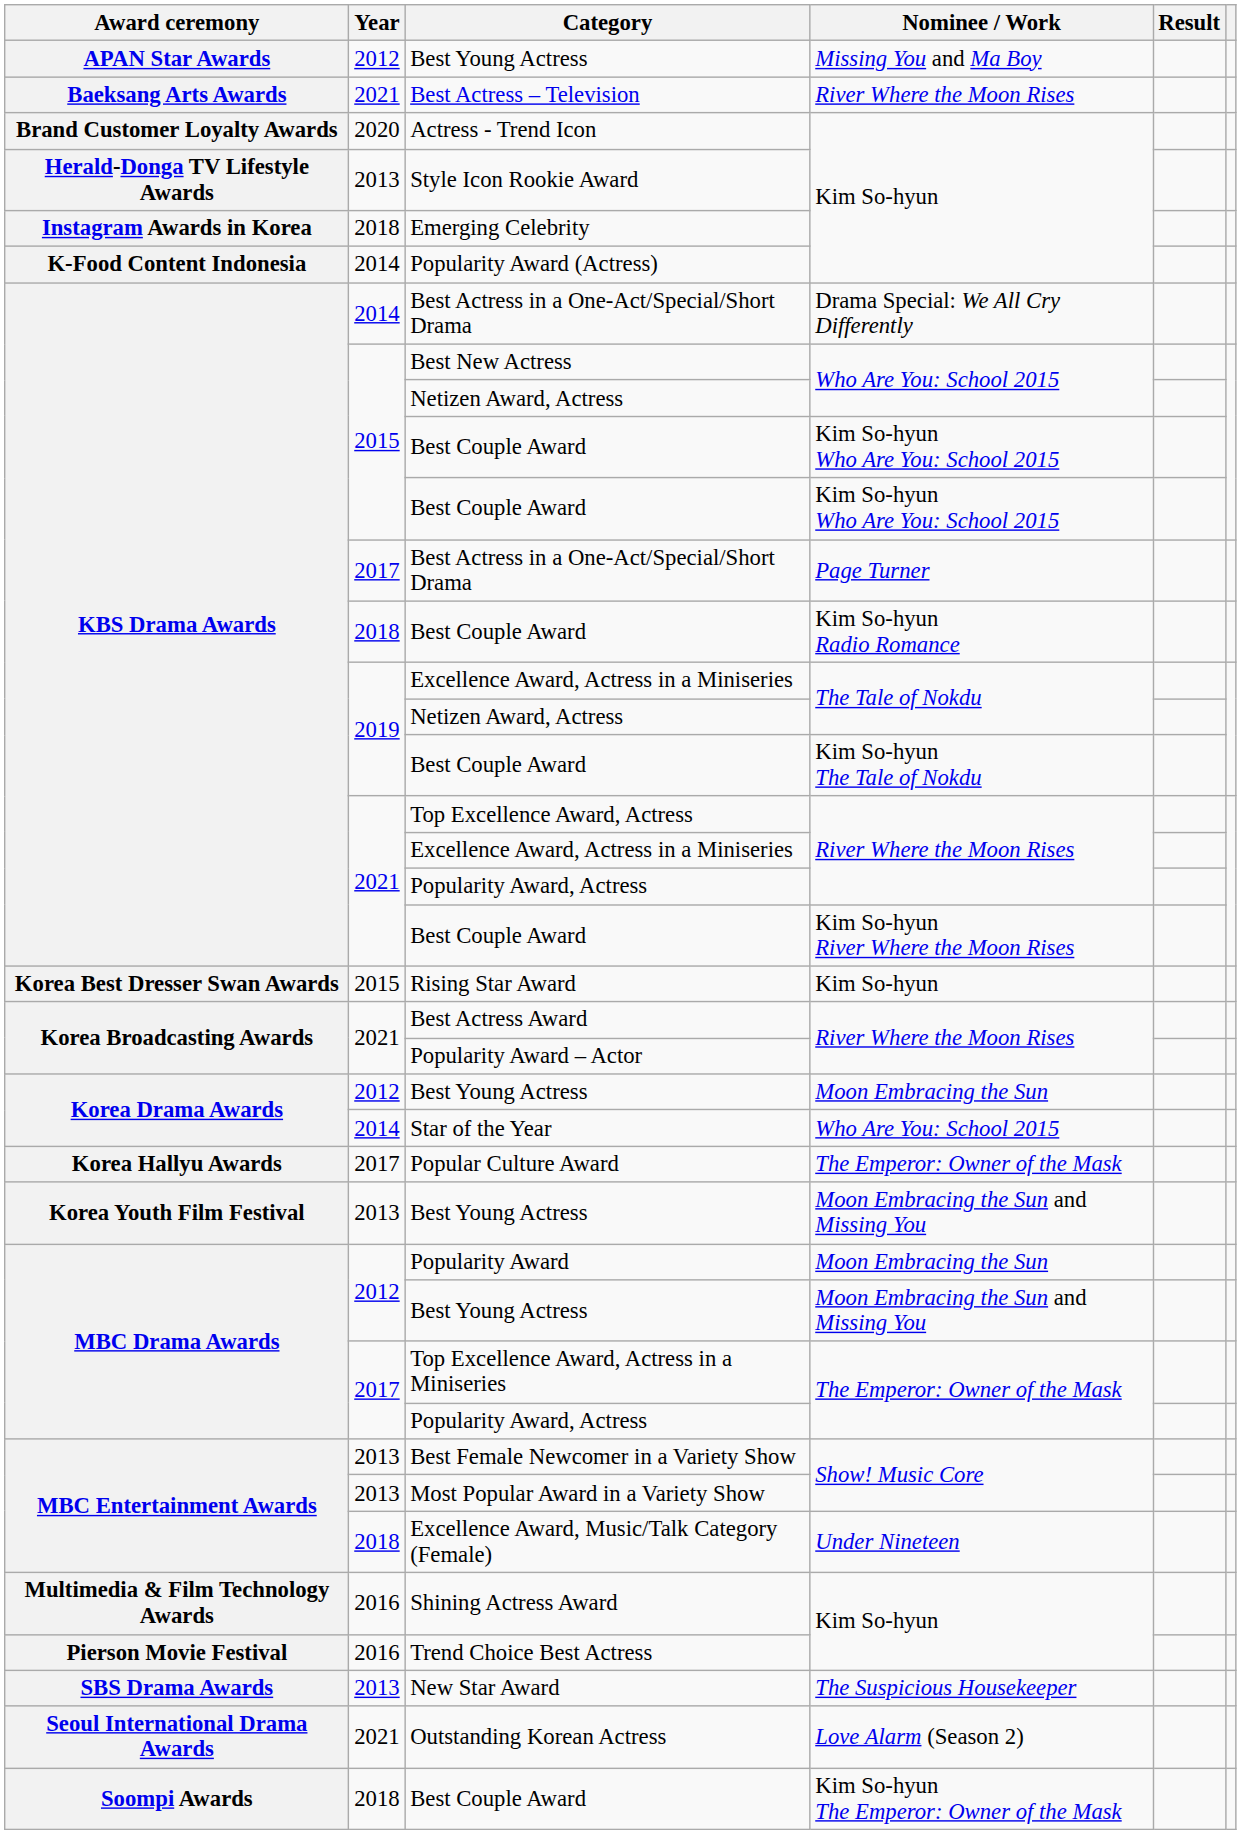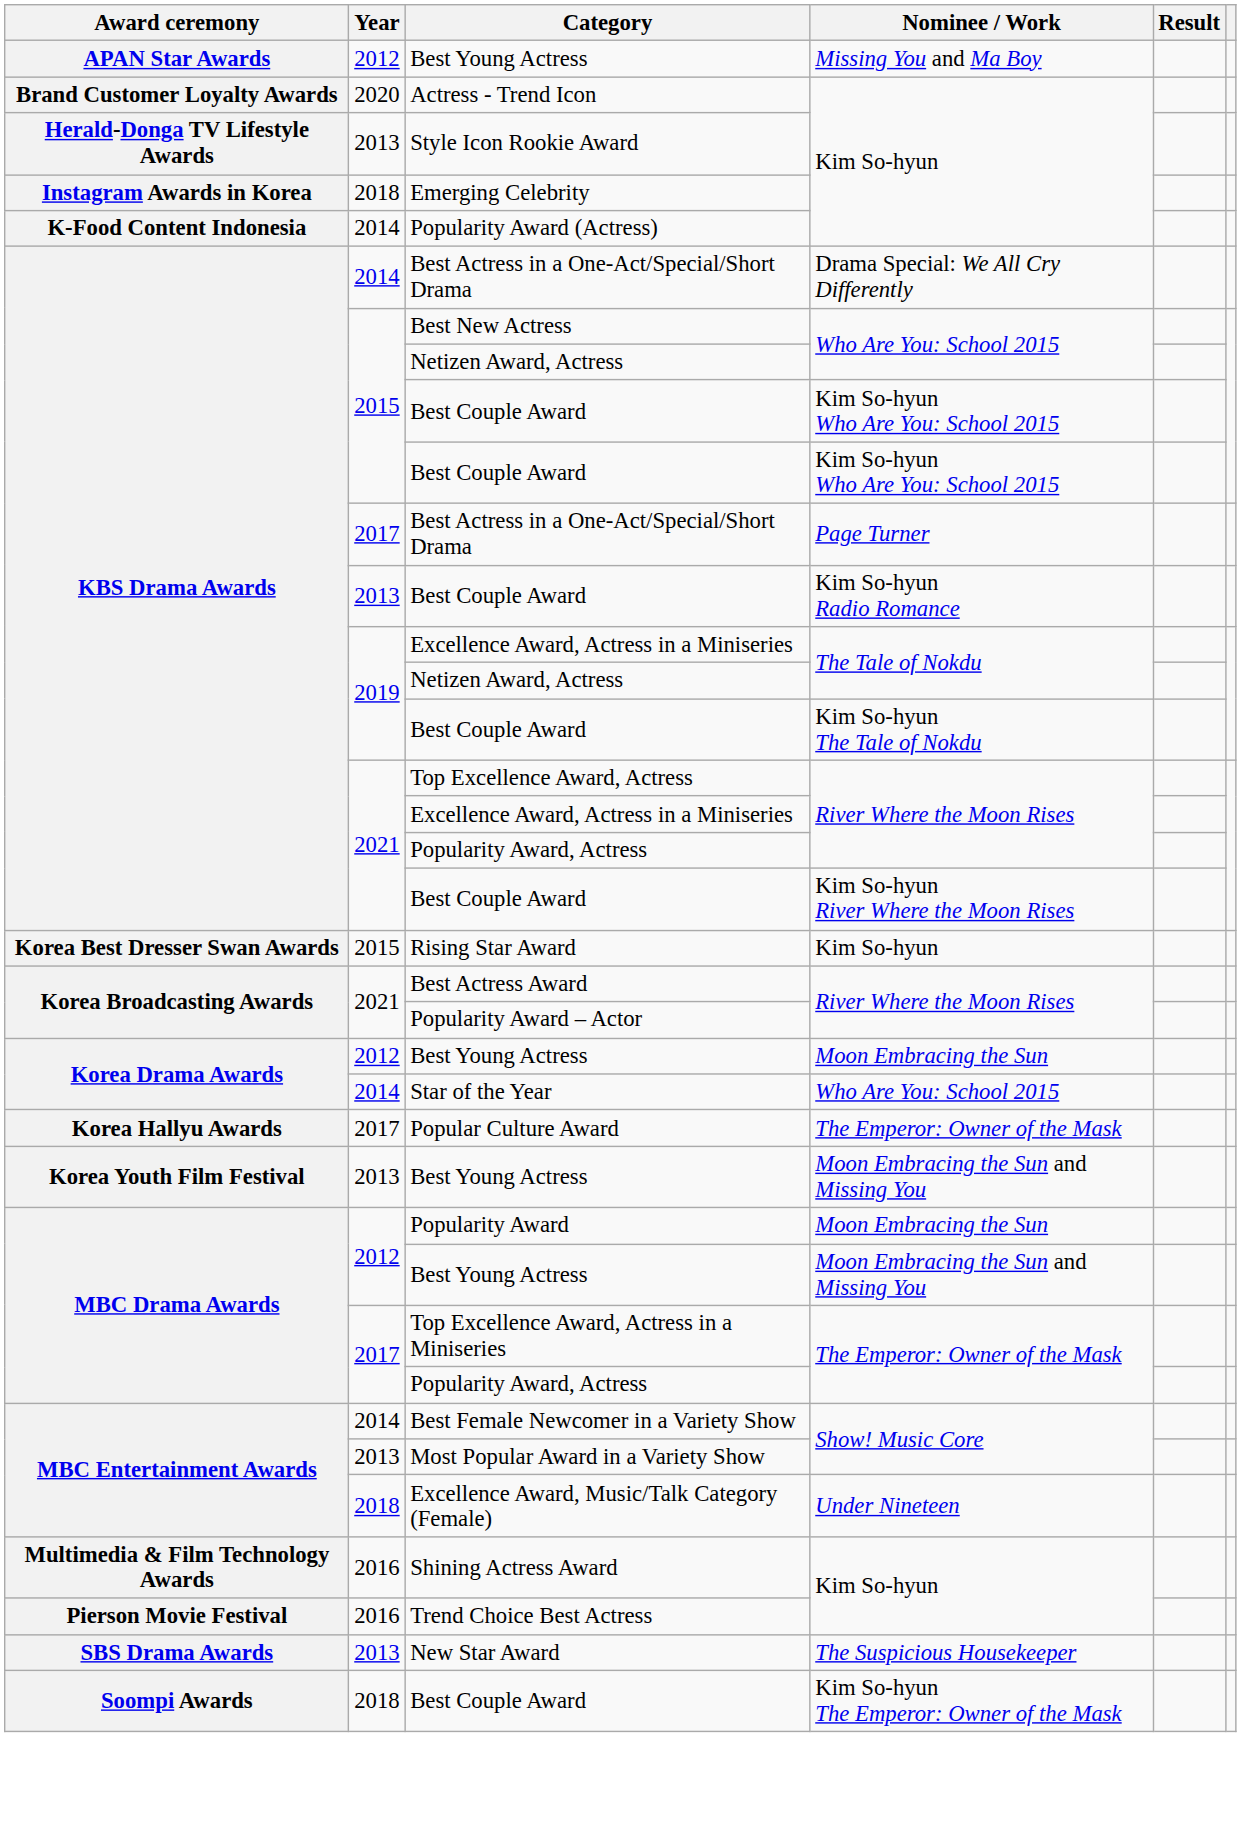- row: (525, 94)
(377, 631) 2018 -> (377, 595) 2013
(377, 1456) 2013 -> (377, 1420) 2014
- row: (538, 1736)
